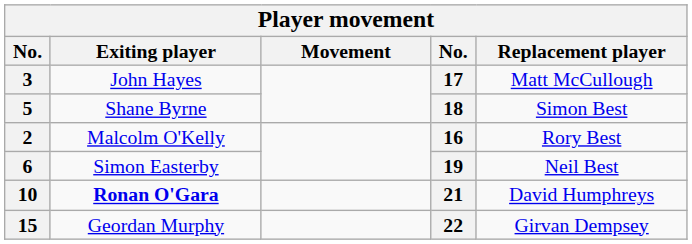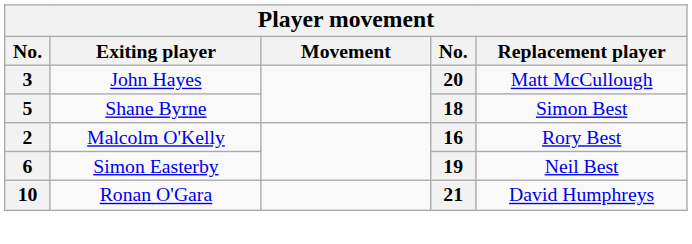(453, 79) 17 -> (453, 79) 20
(156, 195) bold -> (156, 195) normal
- row: (28, 224)
